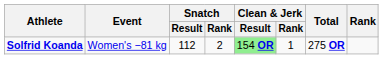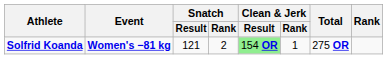(127, 46) normal -> (129, 46) bold
(187, 46) 112 -> (191, 46) 121
